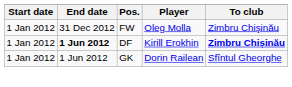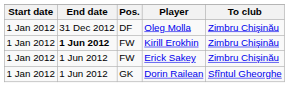(127, 27) FW -> (126, 27) DF
(126, 43) DF -> (127, 43) FW
(246, 43) bold -> (243, 43) normal
+ row: (170, 58)
